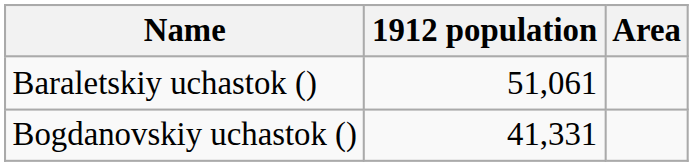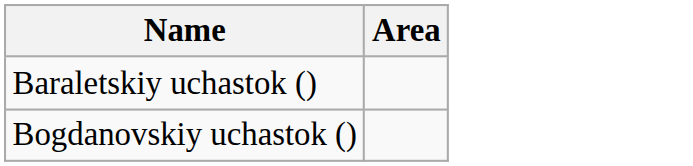- column: (485, 30)
